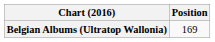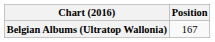(190, 29) 169 -> (190, 29) 167
